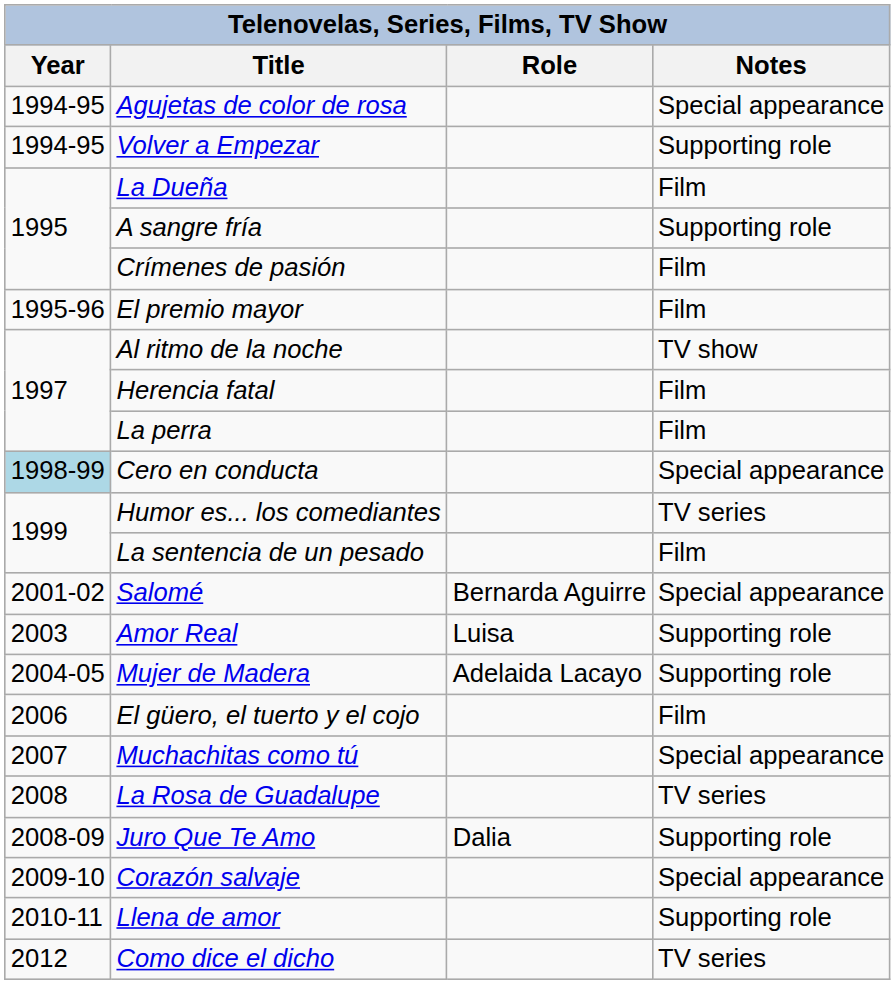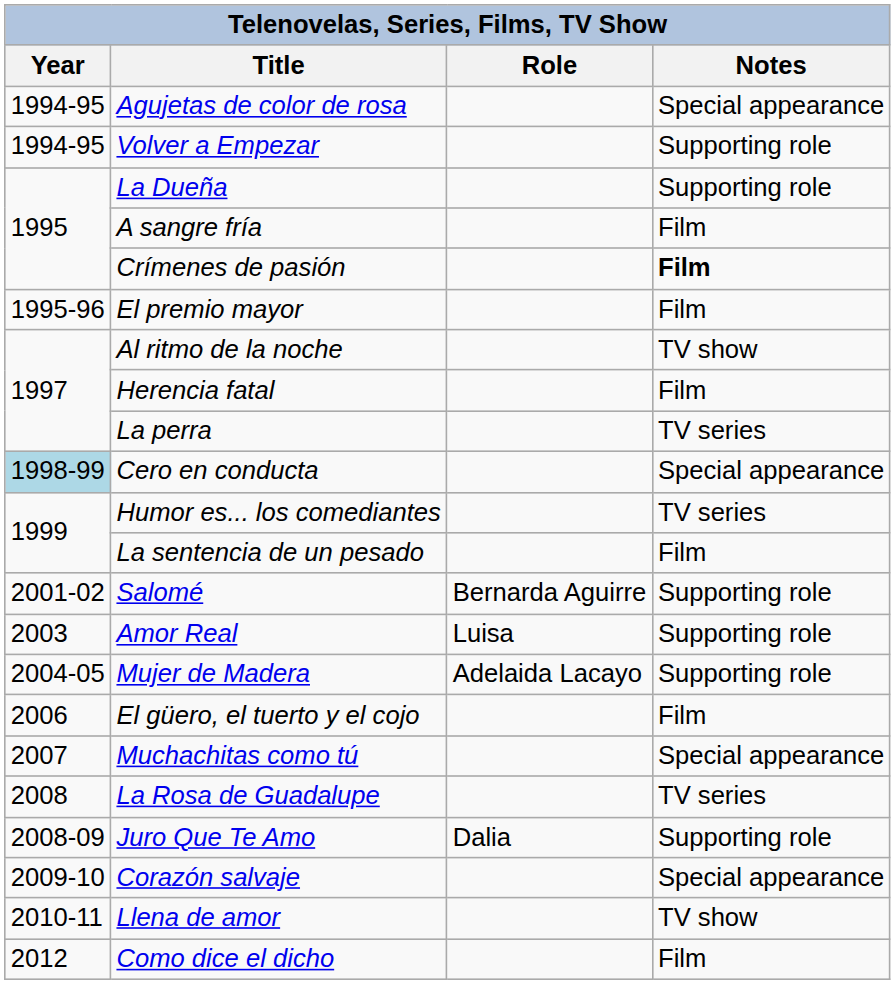(682, 187) Film -> (745, 187) Supporting role
(745, 227) Supporting role -> (682, 227) Film
(682, 268) normal -> (684, 268) bold
(682, 430) Film -> (712, 430) TV series
(771, 593) Special appearance -> (745, 593) Supporting role
(745, 918) Supporting role -> (708, 918) TV show
(712, 958) TV series -> (682, 958) Film
